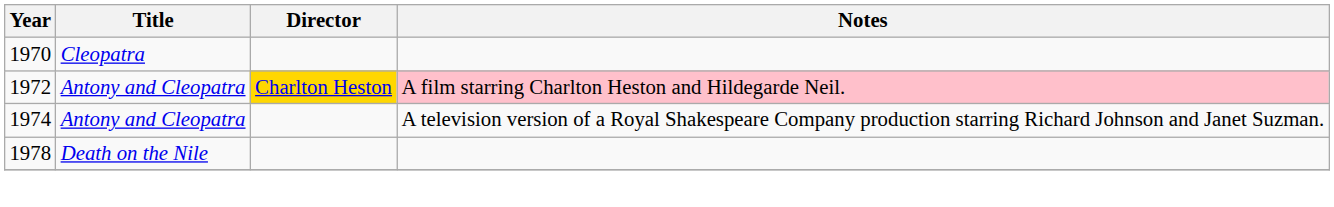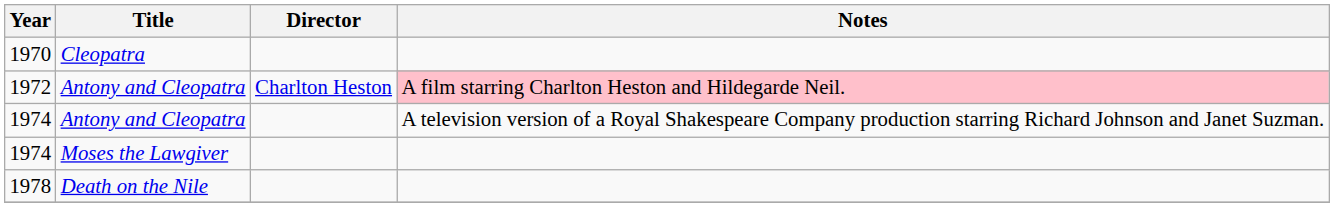(324, 86) gold background -> (324, 86) no background
+ row: (30, 152)
